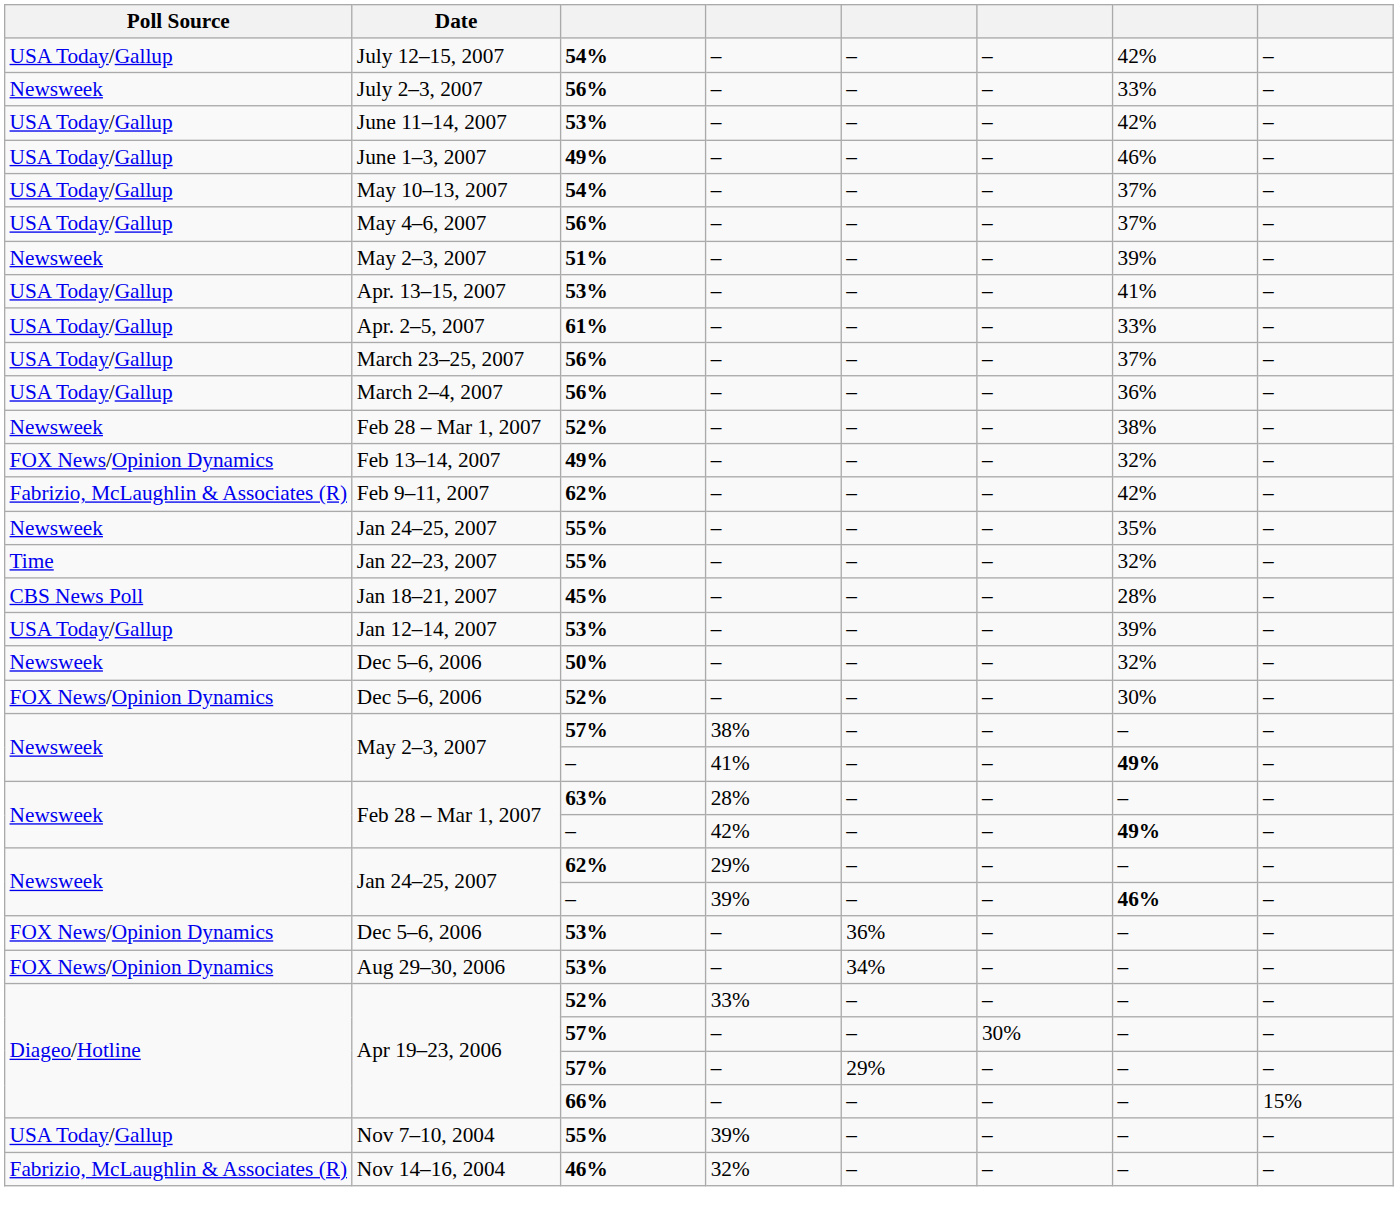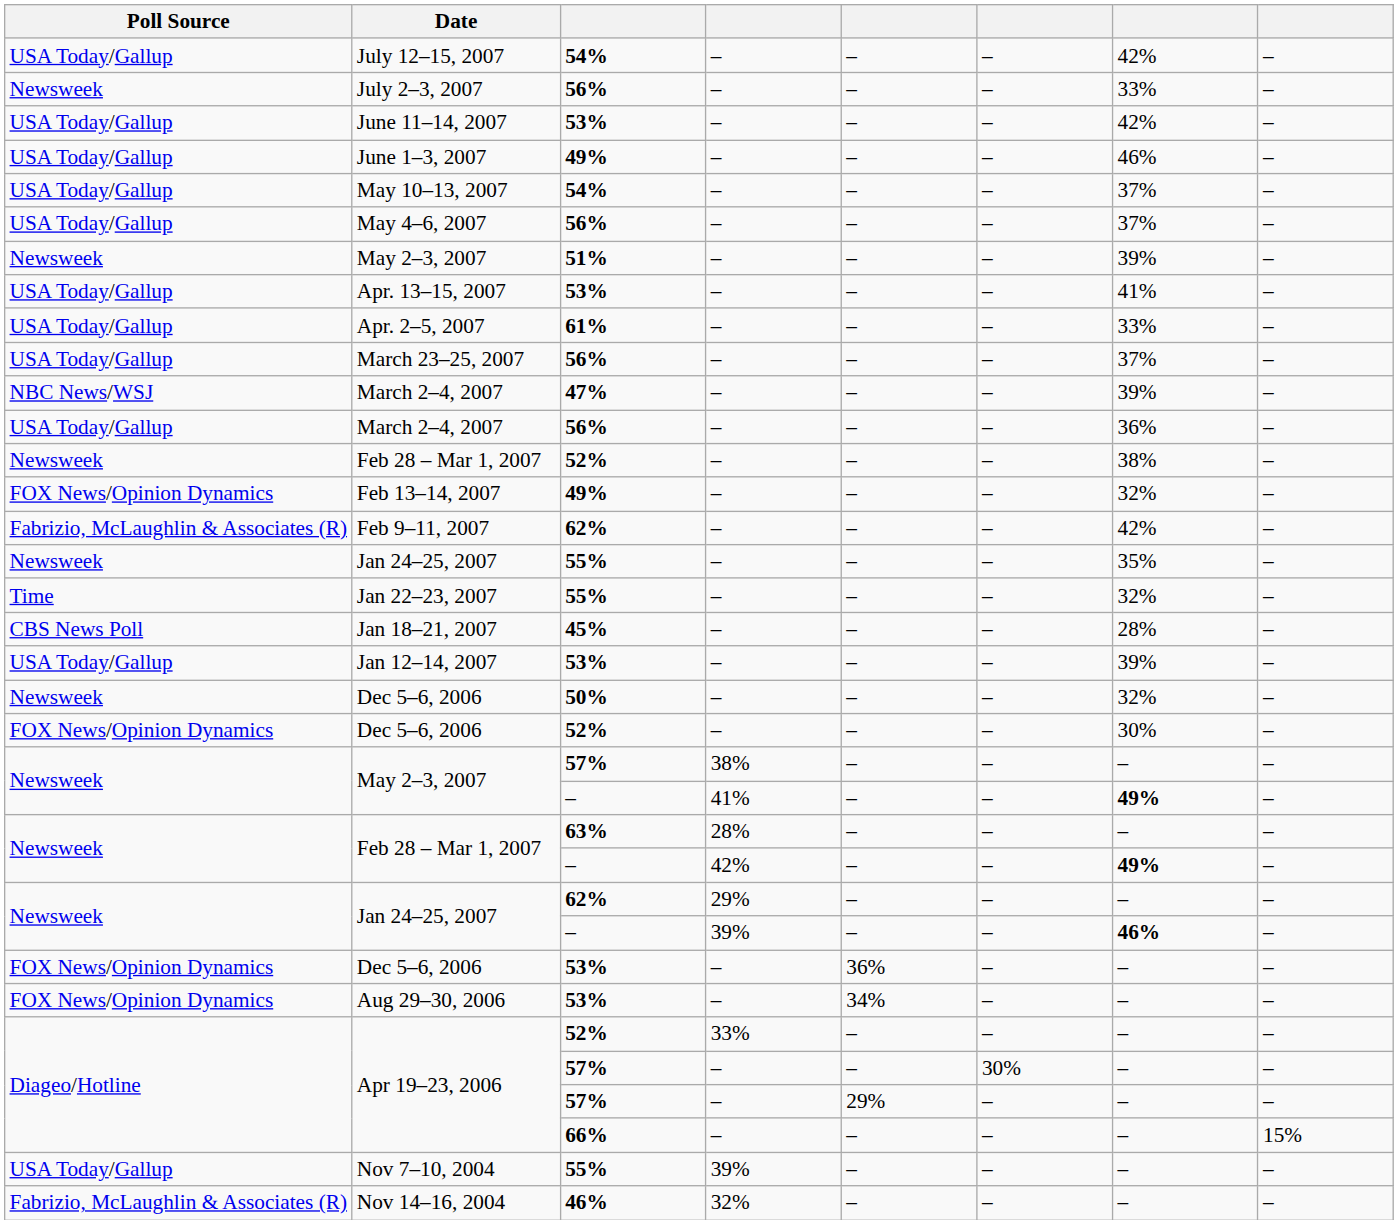+ row: (430, 392)
